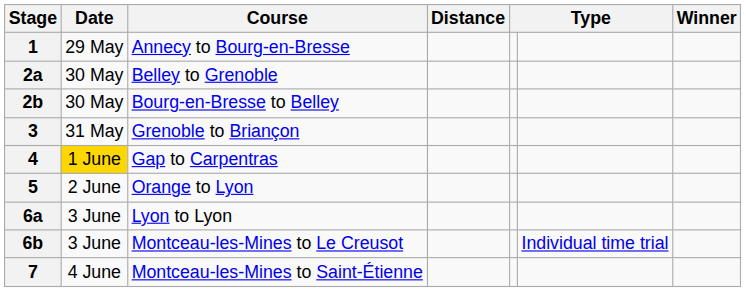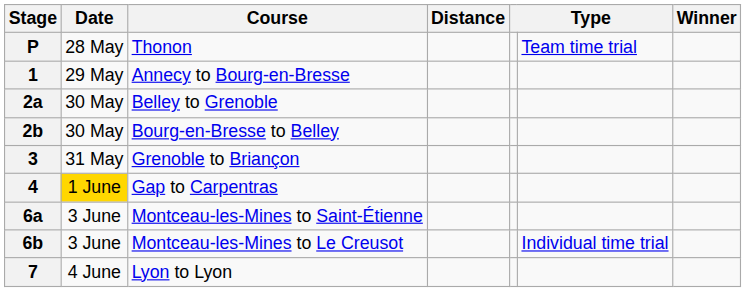+ row: (33, 46)
- row: (33, 187)
(182, 215) Lyon to Lyon -> (277, 215) Montceau-les-Mines to Saint-Étienne
(277, 272) Montceau-les-Mines to Saint-Étienne -> (182, 272) Lyon to Lyon
